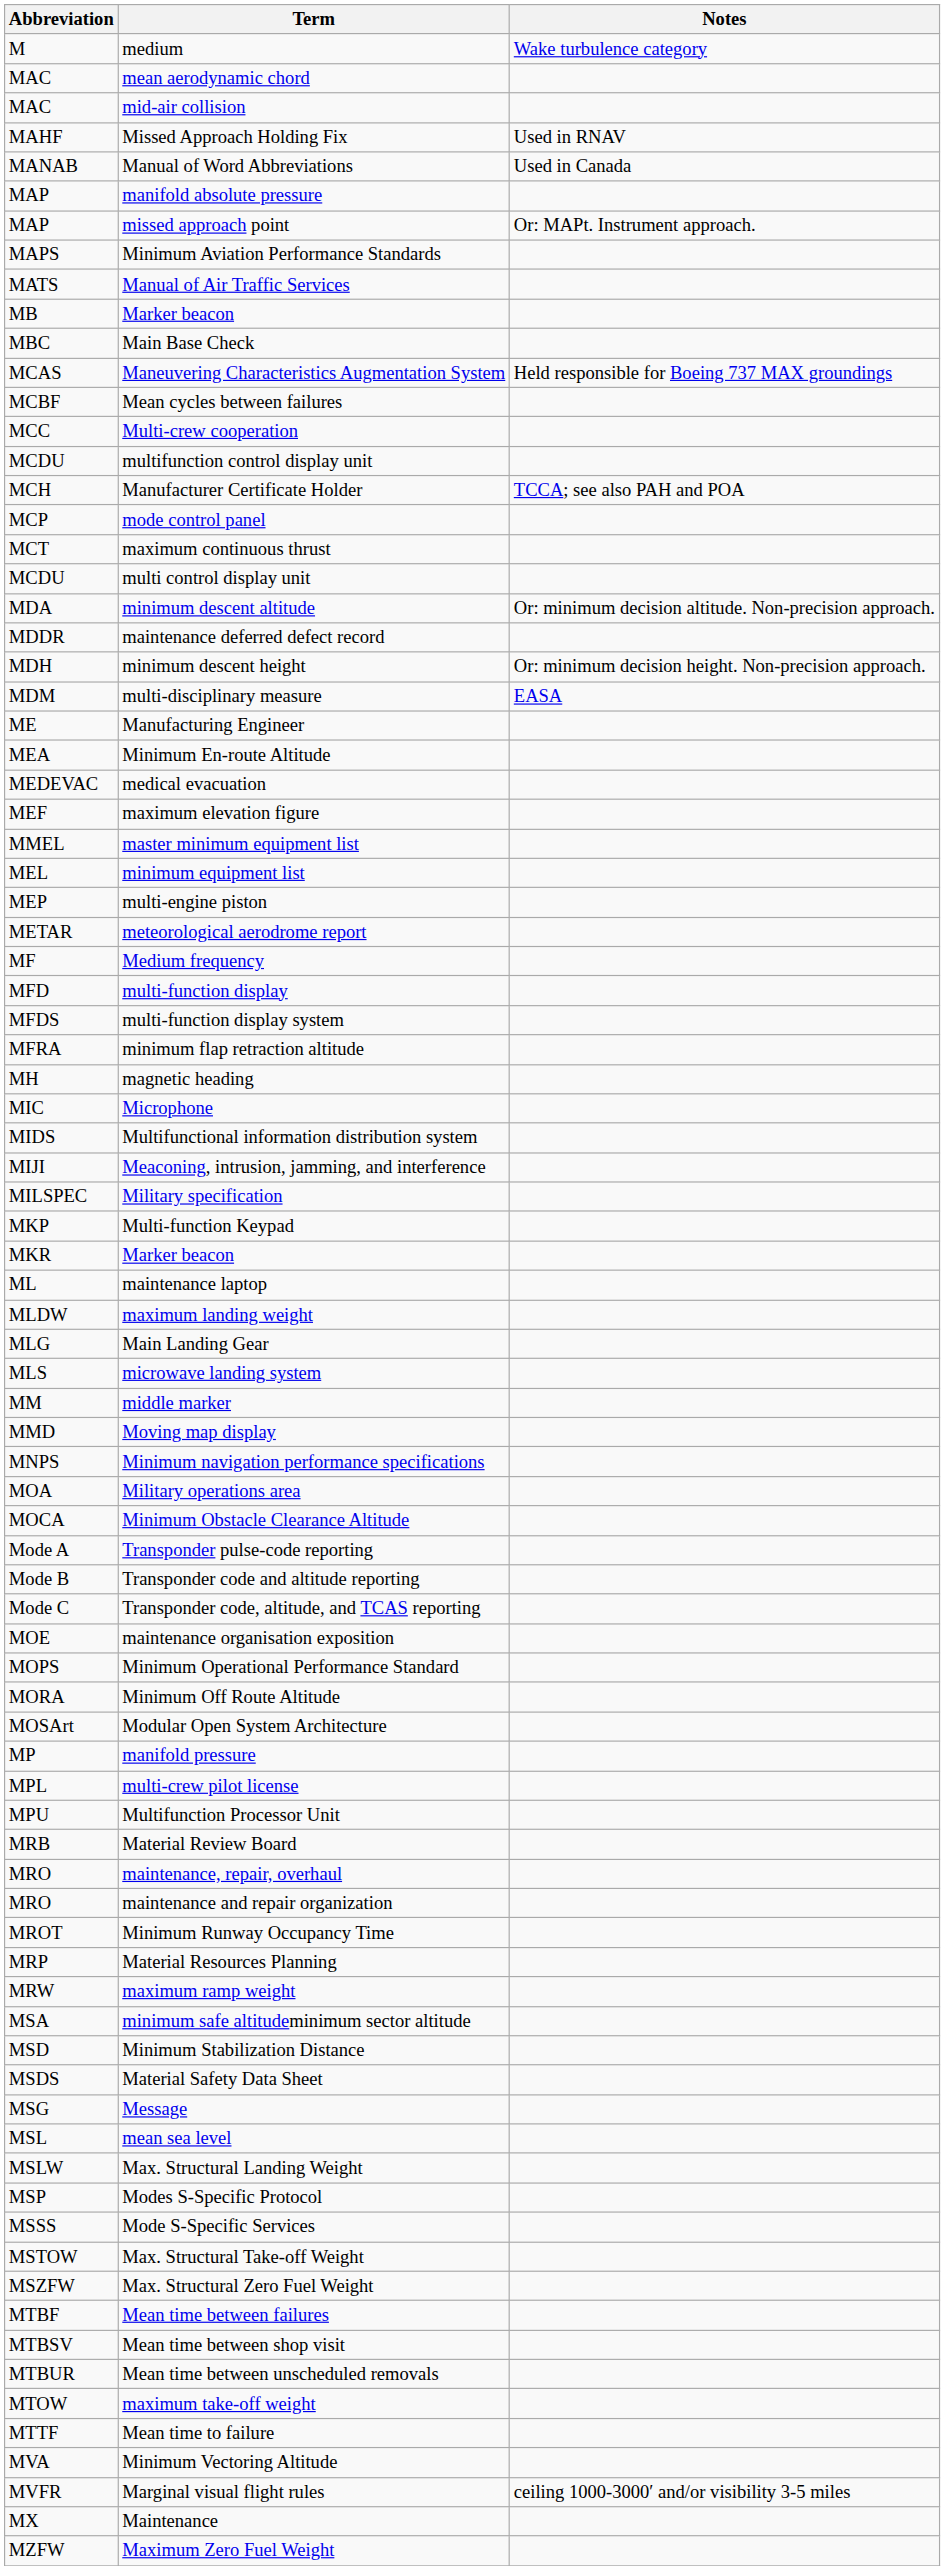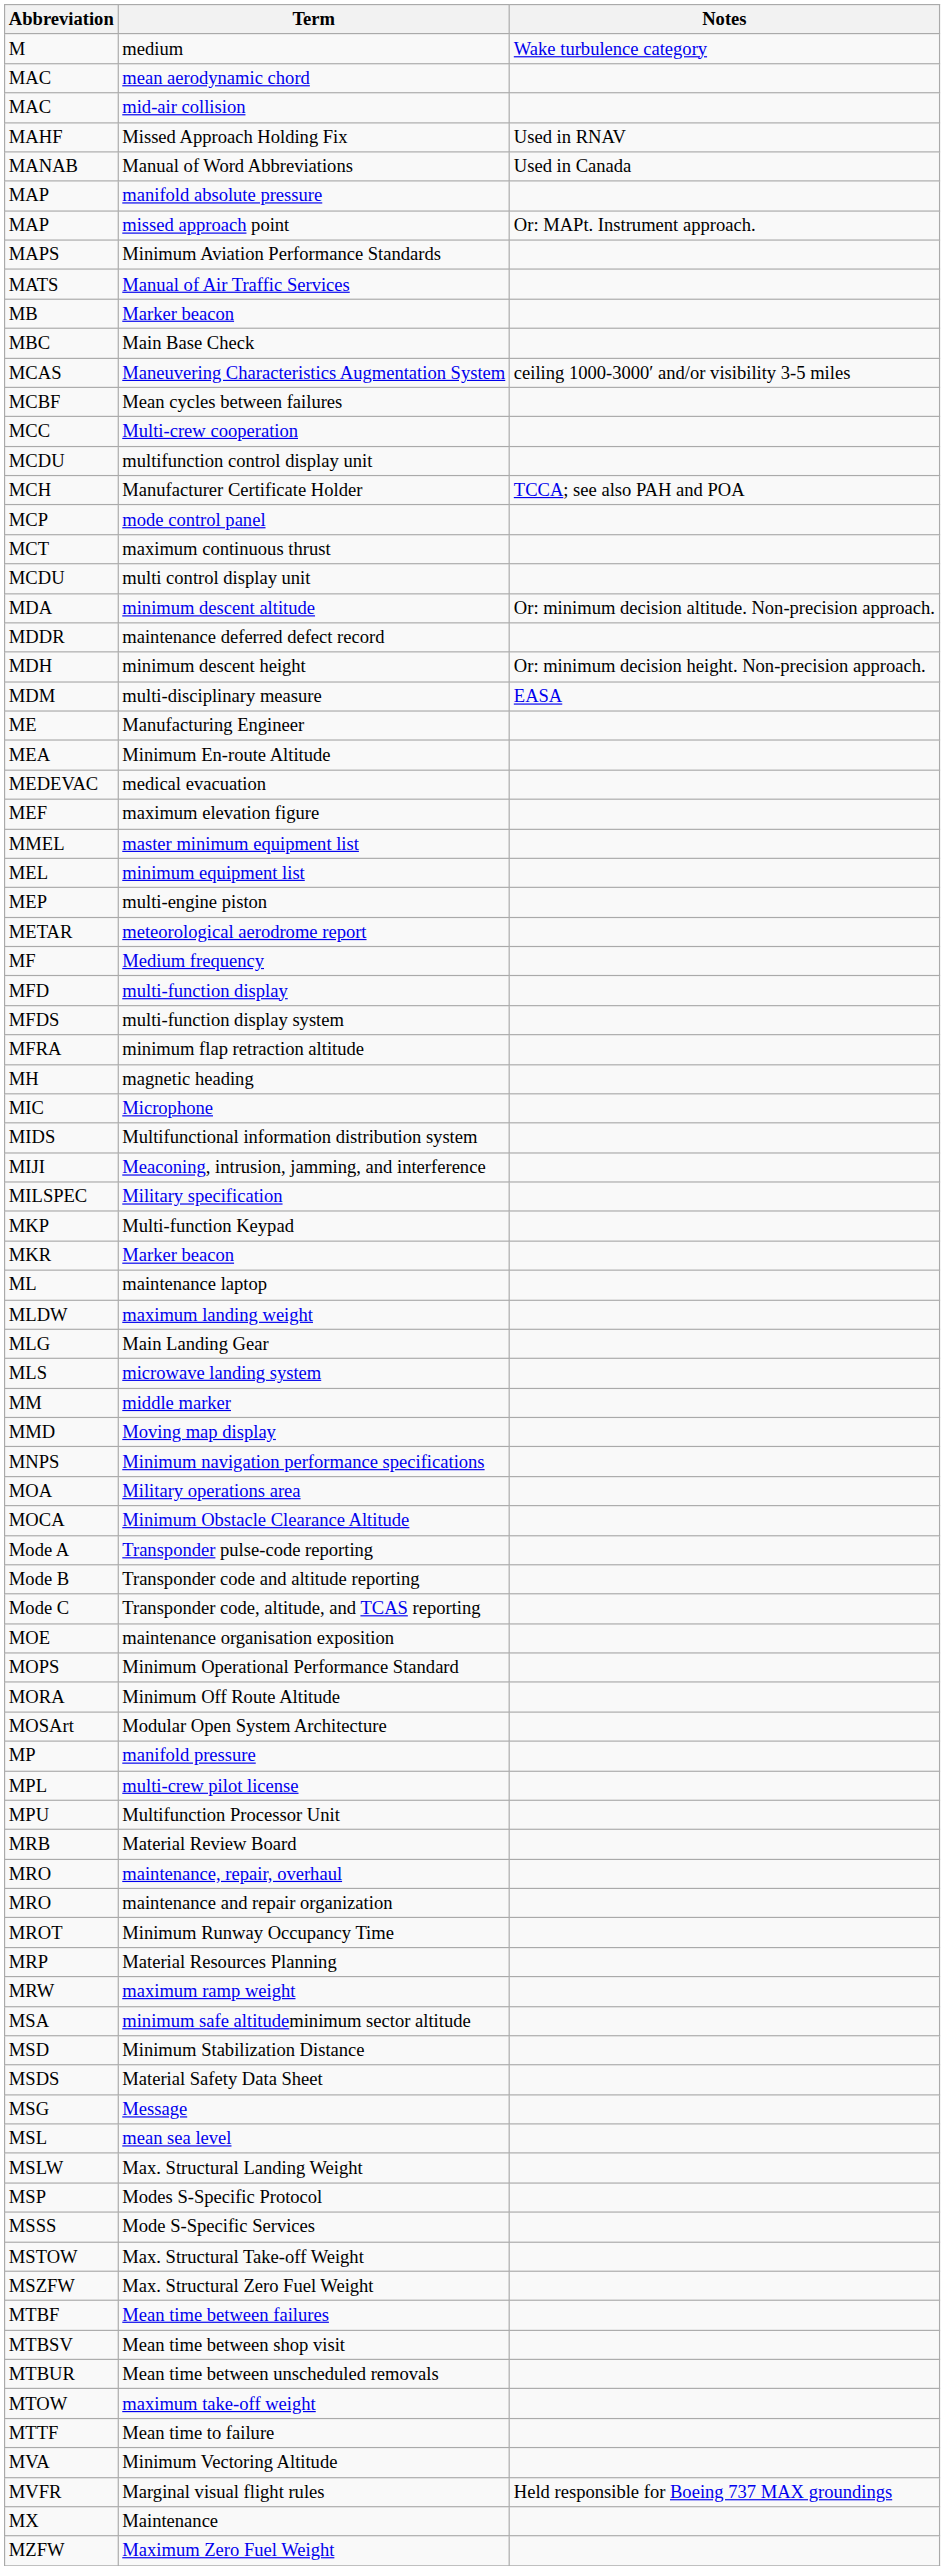(703, 372) Held responsible for Boeing 737 MAX groundings -> (682, 372) ceiling 1000-3000′ and/or visibility 3-5 miles
(682, 2491) ceiling 1000-3000′ and/or visibility 3-5 miles -> (703, 2491) Held responsible for Boeing 737 MAX groundings
